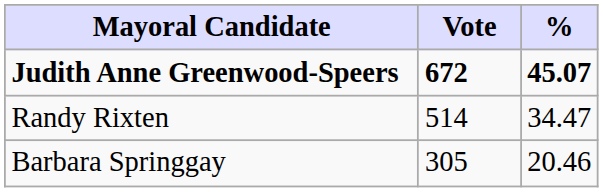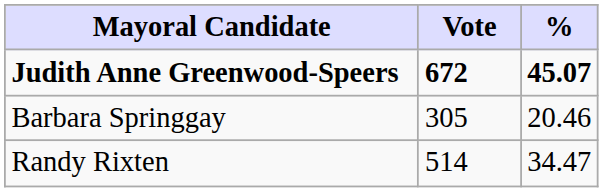rows swapped: (90, 117) <-> (119, 162)
